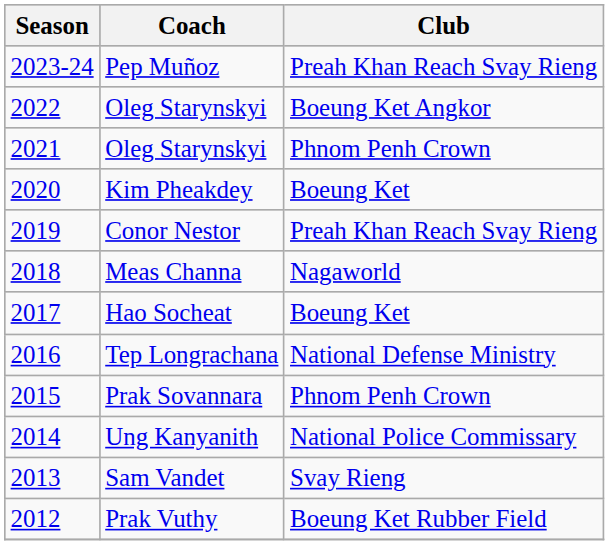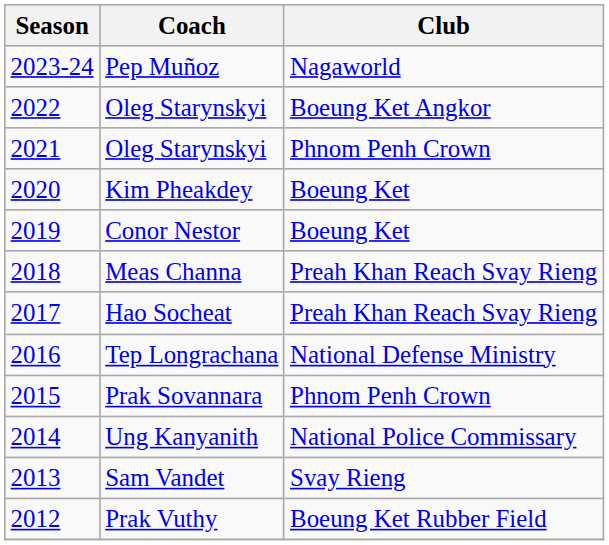(444, 66) Preah Khan Reach Svay Rieng -> (345, 66) Nagaworld
(444, 230) Preah Khan Reach Svay Rieng -> (350, 230) Boeung Ket
(345, 271) Nagaworld -> (444, 271) Preah Khan Reach Svay Rieng
(350, 312) Boeung Ket -> (444, 312) Preah Khan Reach Svay Rieng
